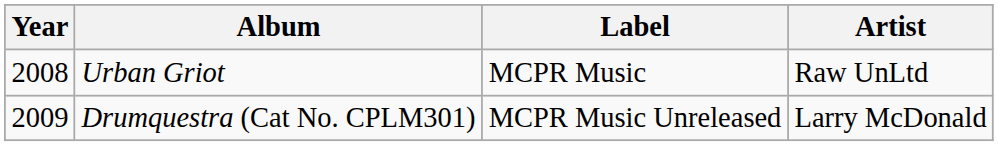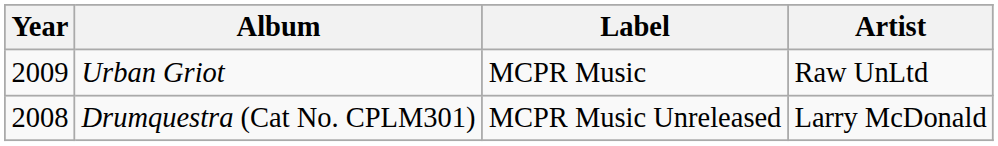(40, 72) 2008 -> (40, 72) 2009
(40, 117) 2009 -> (40, 117) 2008
